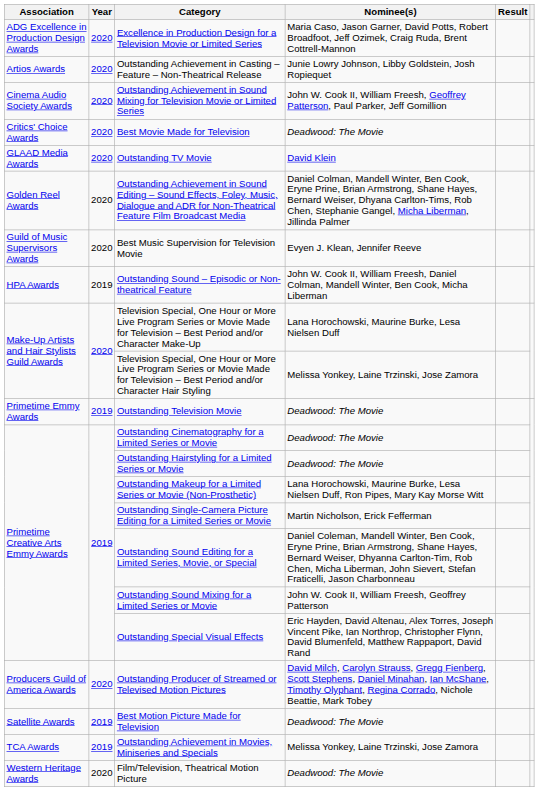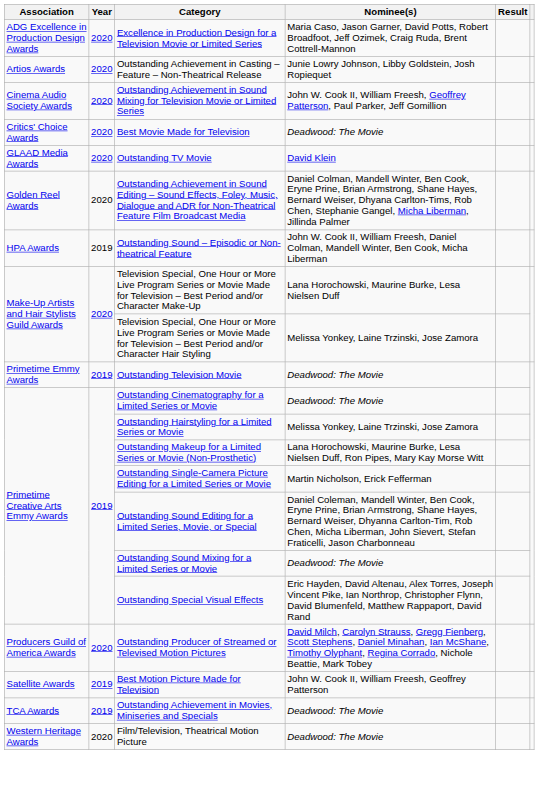- row: (196, 248)
(335, 463) Deadwood: The Movie -> (383, 427) Melissa Yonkey, Laine Trzinski, Jose Zamora
(377, 600) John W. Cook II, William Freesh, Geoffrey Patterson -> (335, 563) Deadwood: The Movie
(335, 721) Deadwood: The Movie -> (377, 684) John W. Cook II, William Freesh, Geoffrey Patterson
(383, 747) Melissa Yonkey, Laine Trzinski, Jose Zamora -> (335, 710) Deadwood: The Movie
